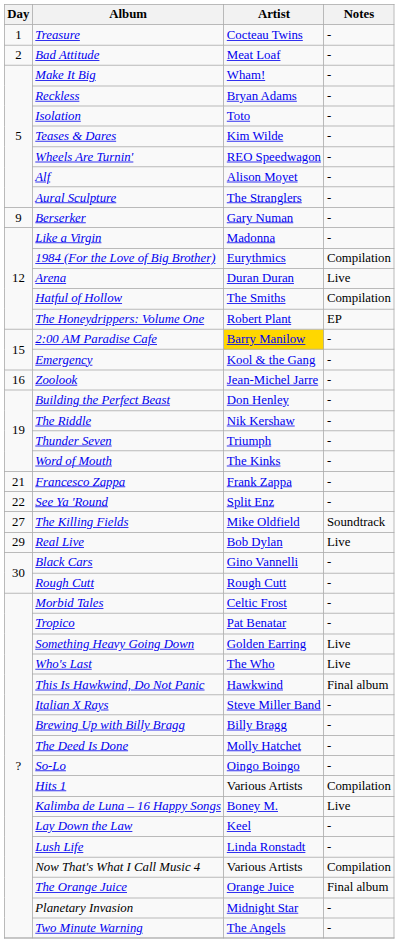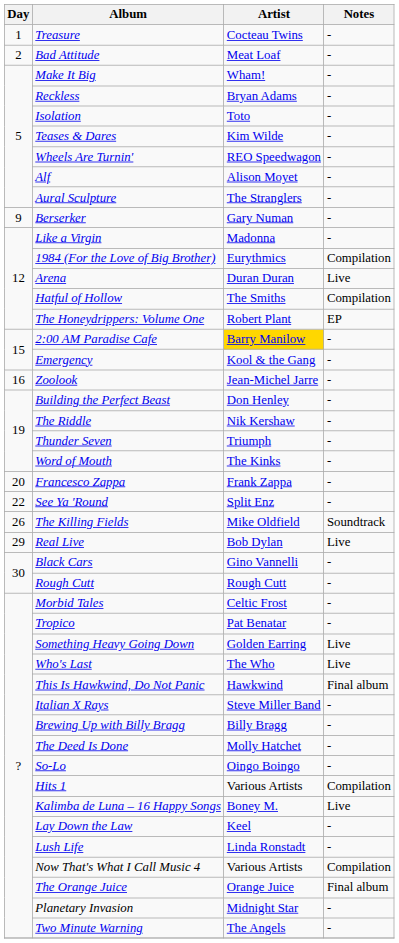(18, 481) 21 -> (18, 481) 20
(18, 522) 27 -> (18, 522) 26
